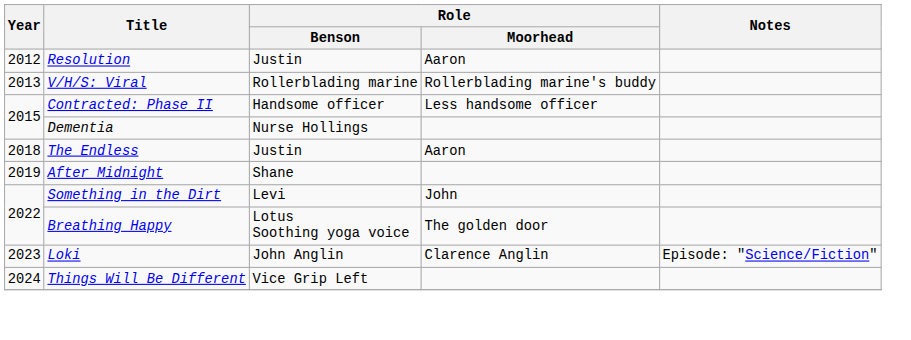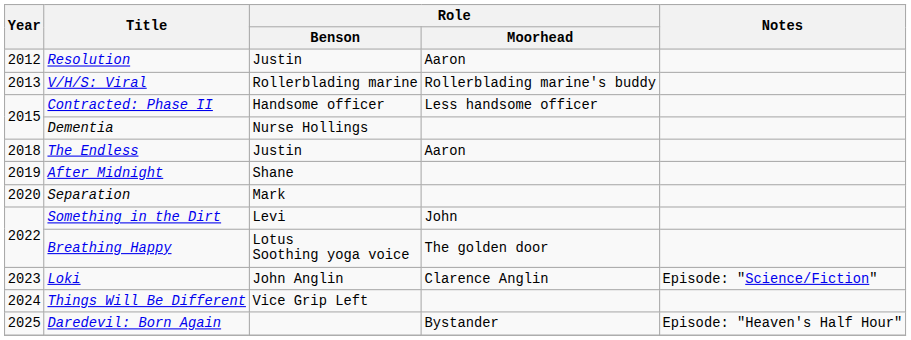+ row: (89, 195)
+ row: (134, 324)
